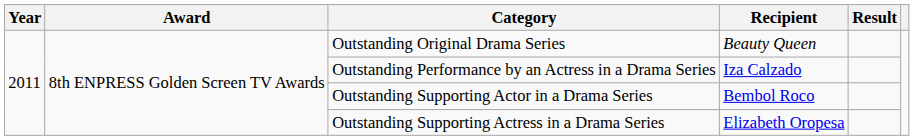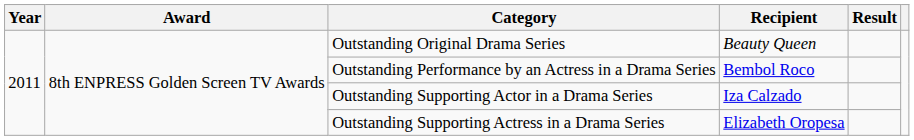(762, 69) Iza Calzado -> (769, 69) Bembol Roco
(769, 95) Bembol Roco -> (762, 95) Iza Calzado
